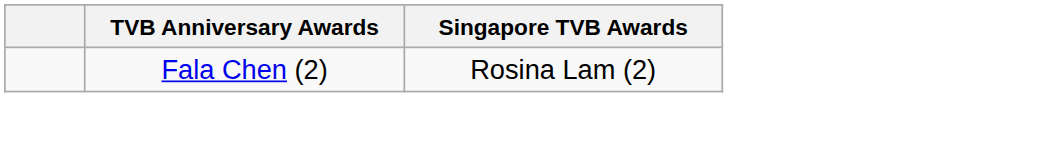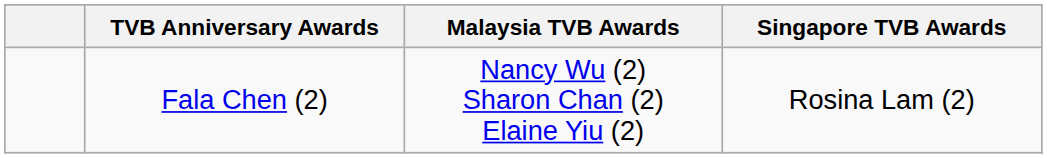+ column: (563, 27)
